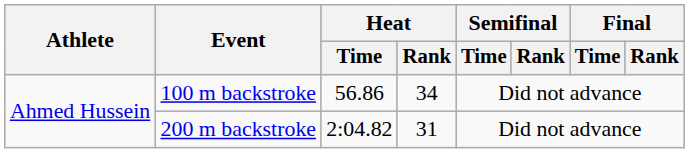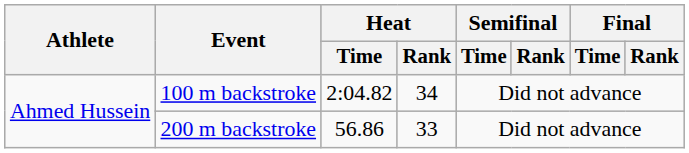(359, 93) 56.86 -> (359, 93) 2:04.82
(359, 129) 2:04.82 -> (359, 129) 56.86
(427, 129) 31 -> (427, 129) 33
